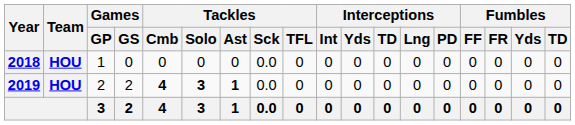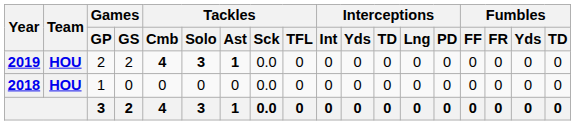rows swapped: (24, 62) <-> (24, 85)
